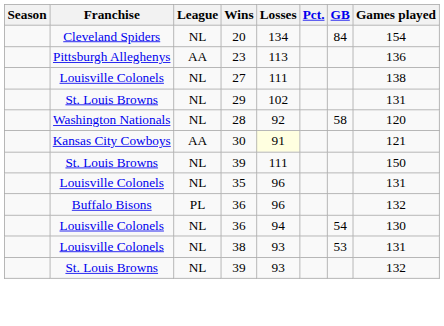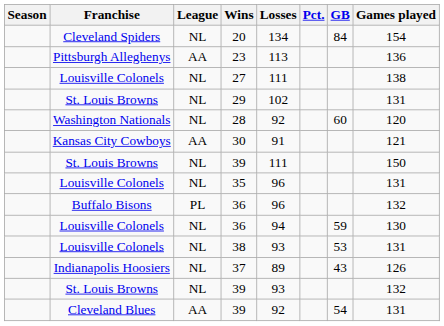(340, 120) 58 -> (340, 120) 60
(278, 141) lightyellow background -> (278, 141) no background
(340, 225) 54 -> (340, 225) 59
+ row: (112, 267)
+ row: (112, 309)
